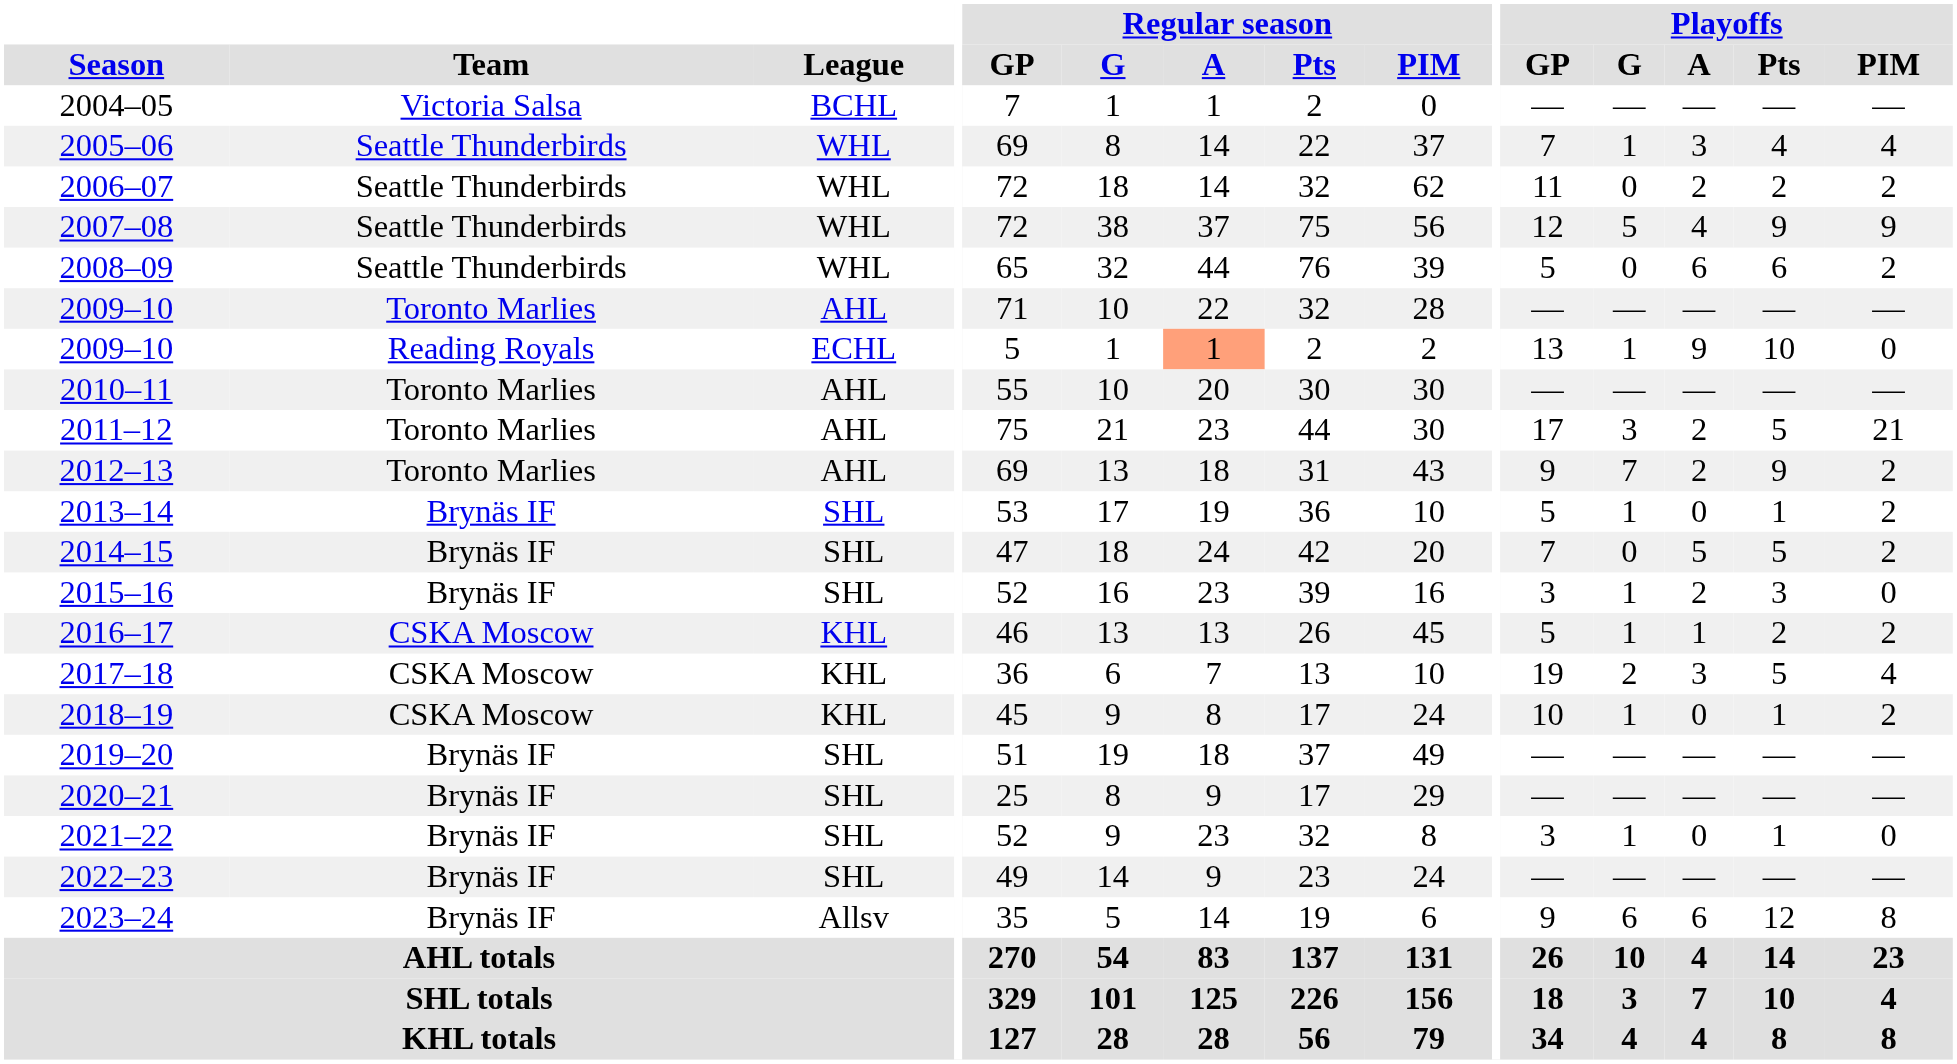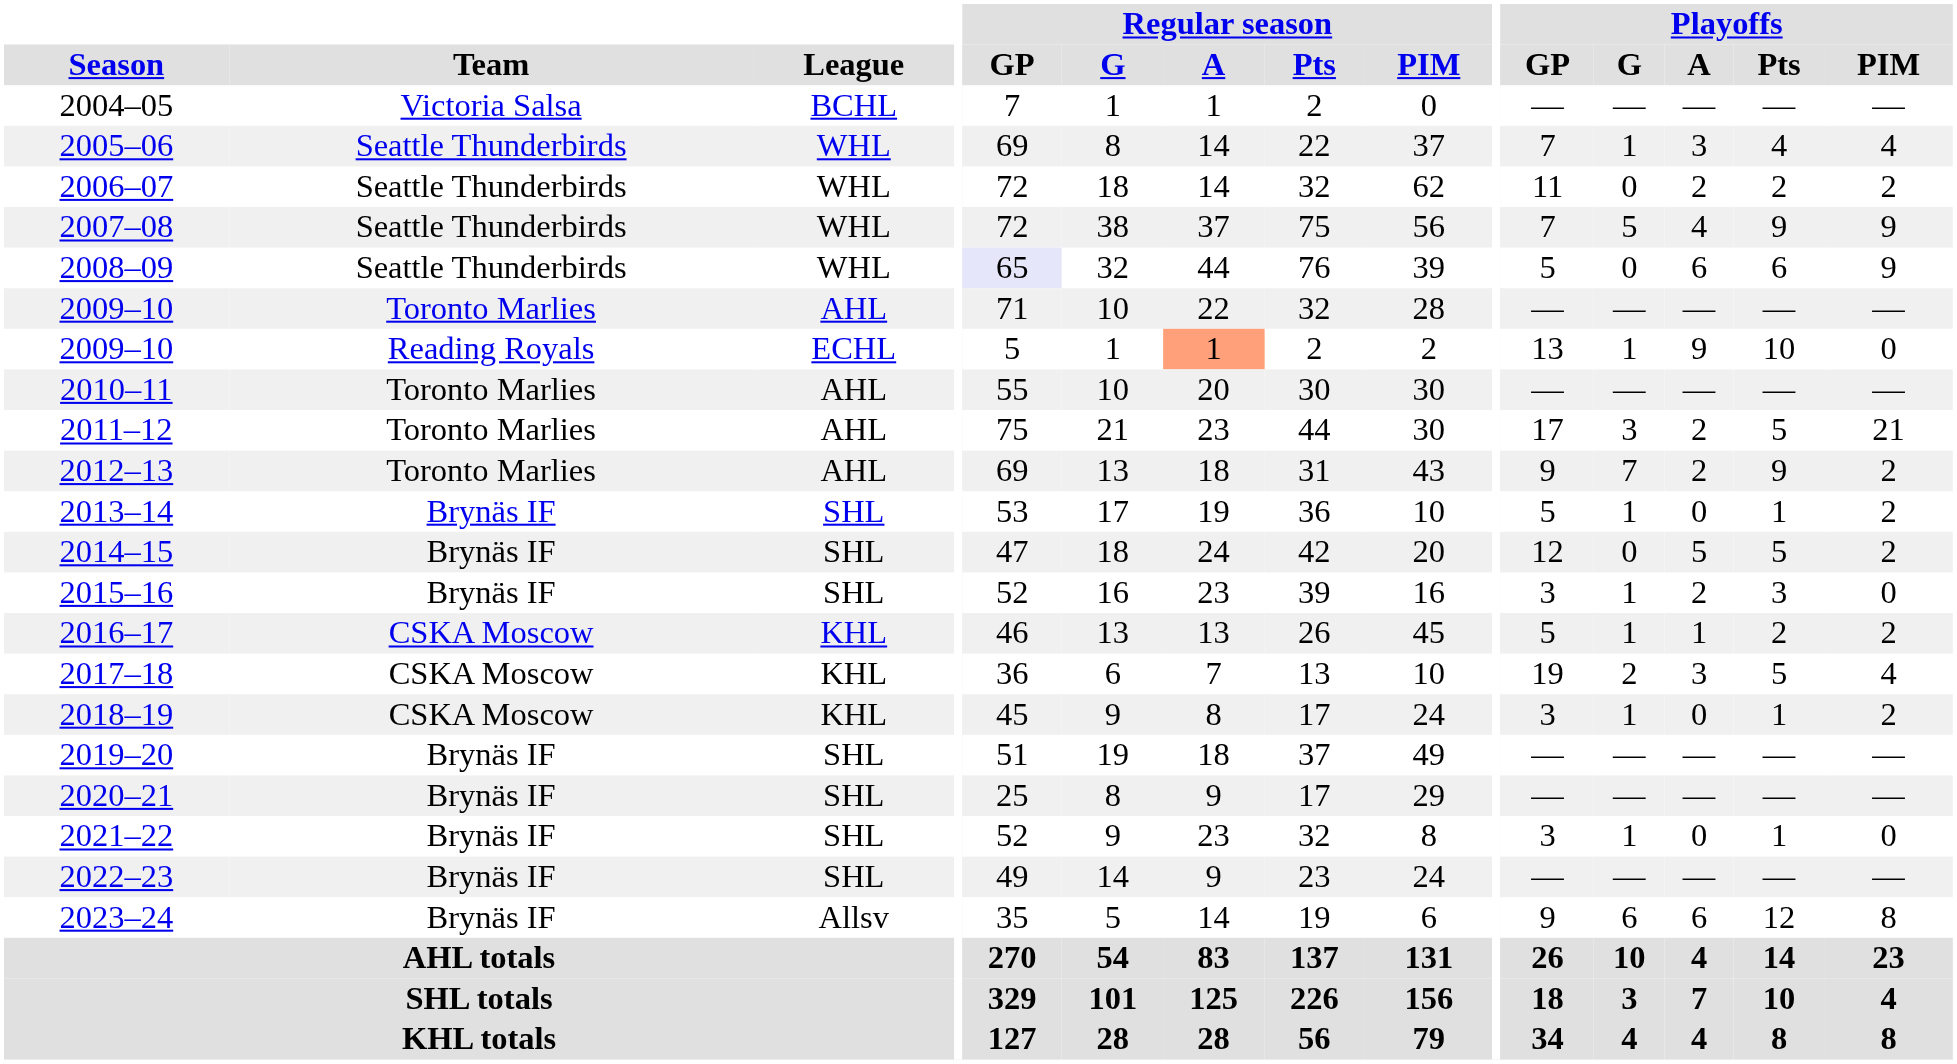(1548, 226) 12 -> (1548, 226) 7
(1012, 267) no background -> (1012, 267) lavender background
(1889, 267) 2 -> (1889, 267) 9
(1548, 551) 7 -> (1548, 551) 12
(1548, 713) 10 -> (1548, 713) 3
